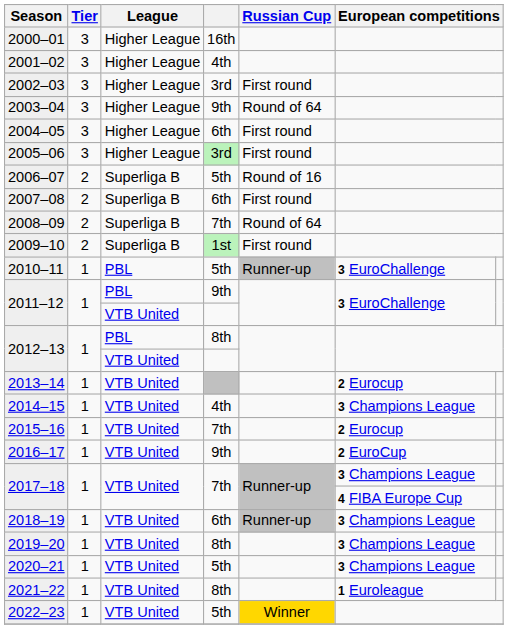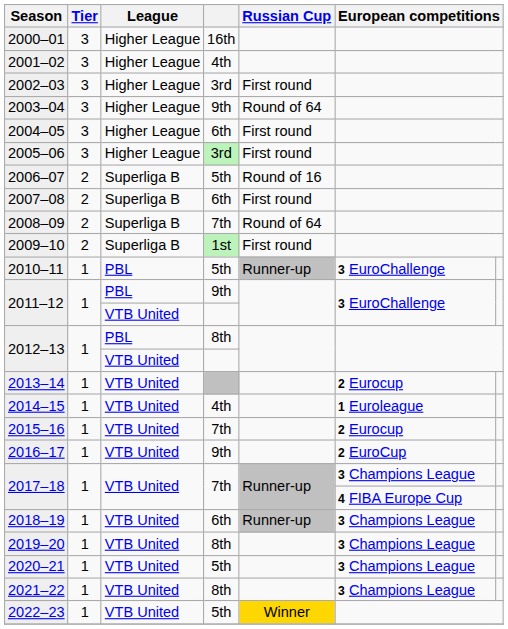(407, 406) 3 Champions League -> (381, 406) 1 Euroleague
(381, 589) 1 Euroleague -> (407, 589) 3 Champions League
